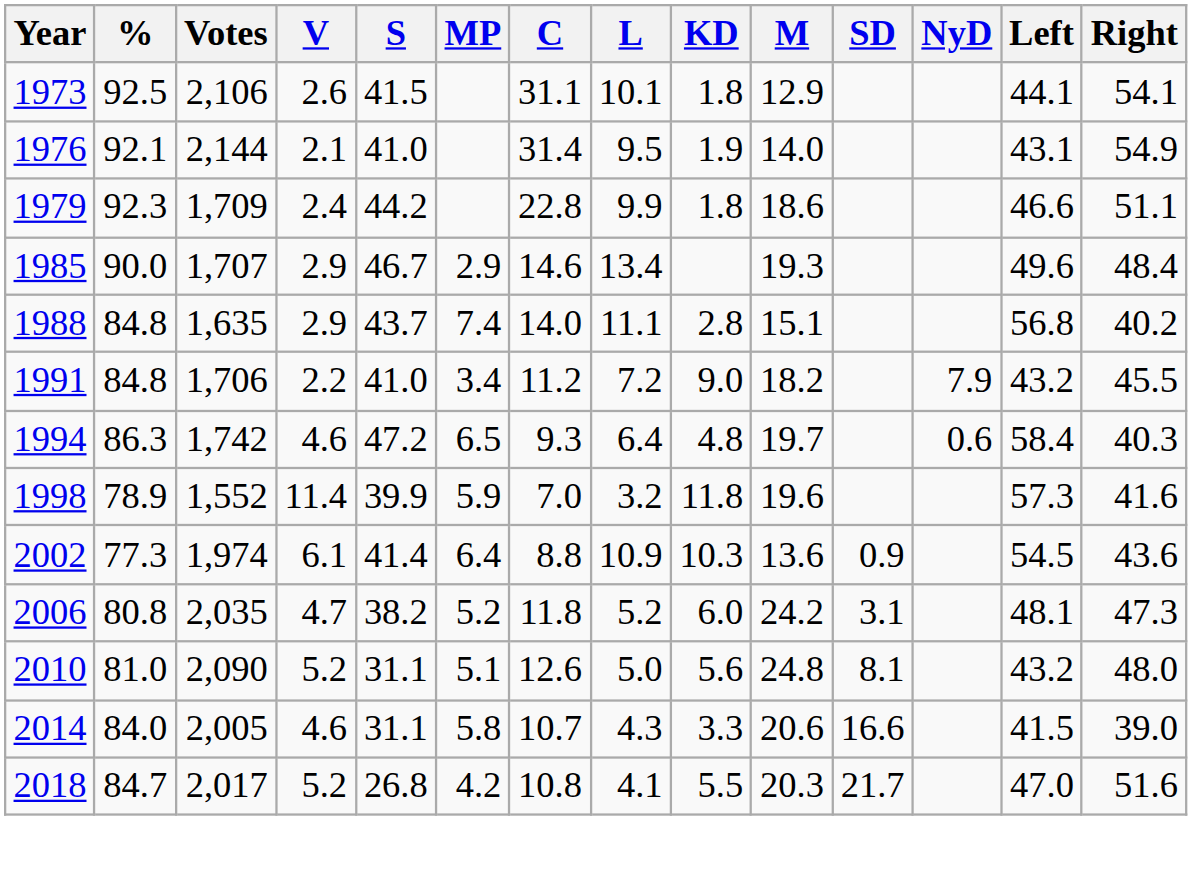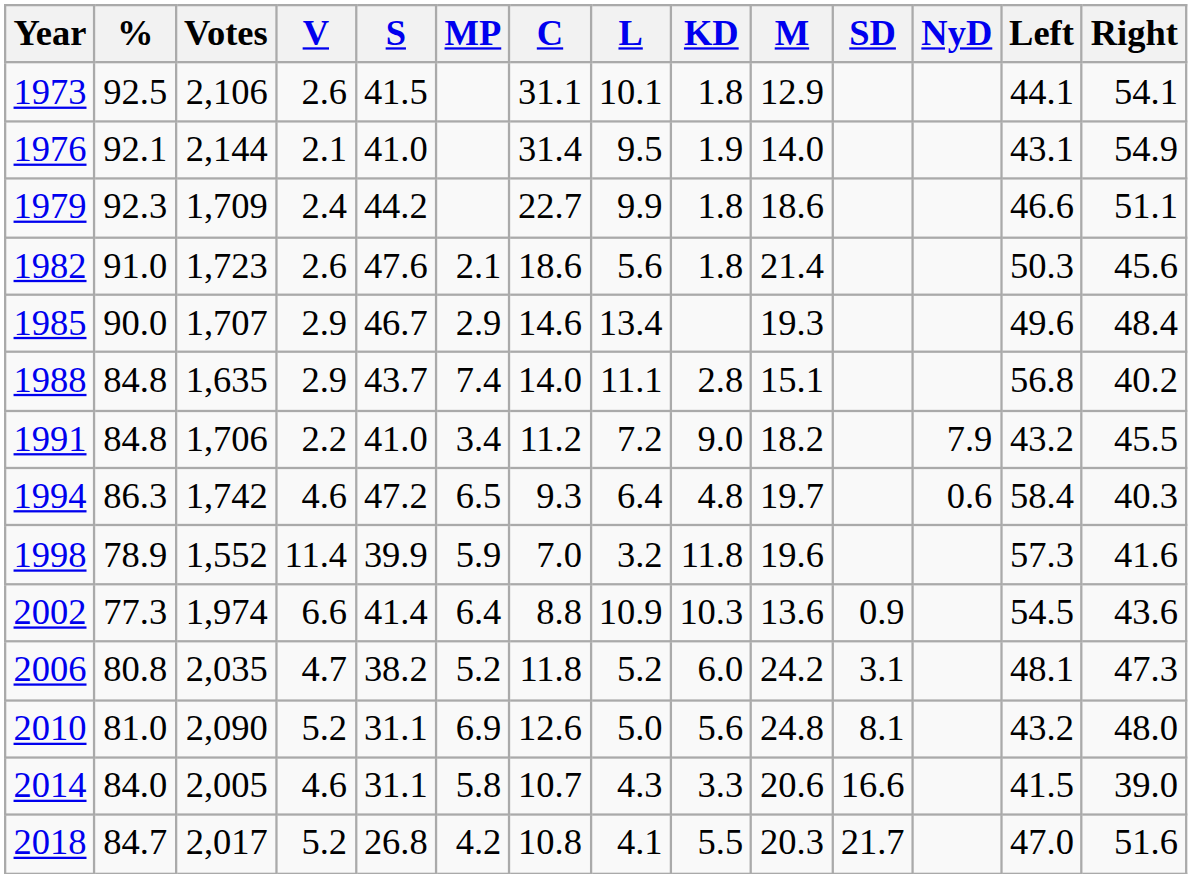(550, 206) 22.8 -> (550, 206) 22.7
+ row: (50, 264)
(324, 554) 6.1 -> (324, 611) 6.6
(478, 669) 5.1 -> (478, 727) 6.9
